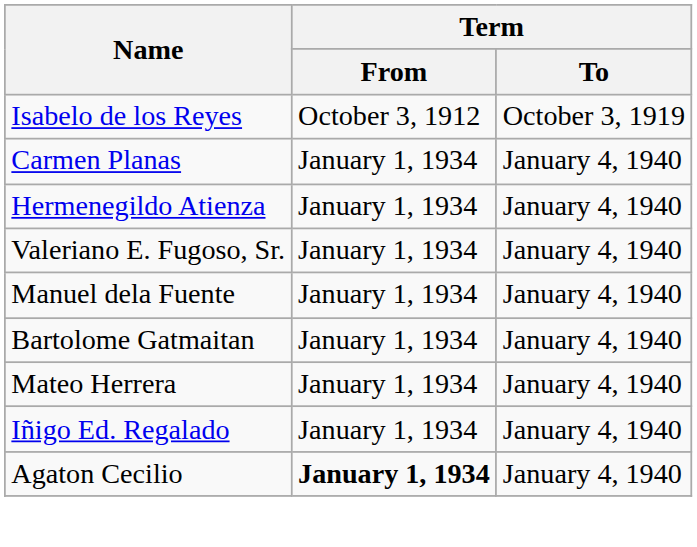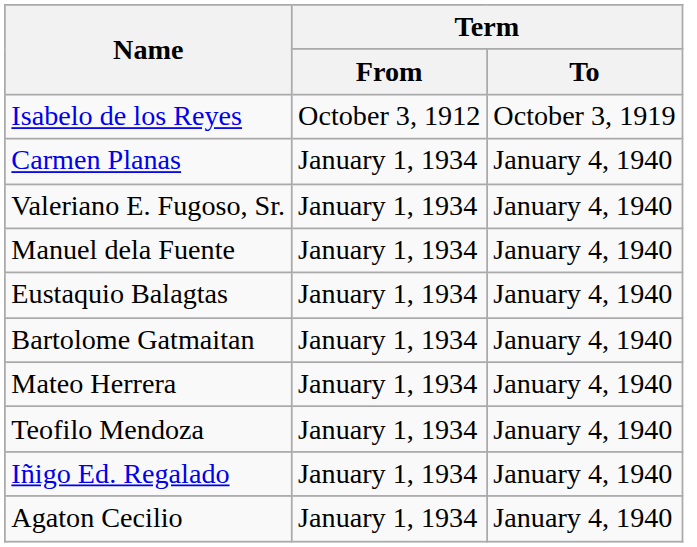- row: (138, 205)
+ row: (120, 294)
+ row: (108, 428)
(394, 473) bold -> (388, 518) normal
